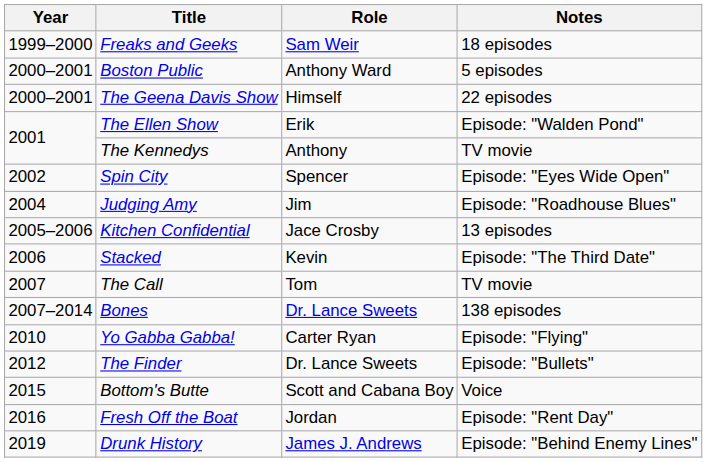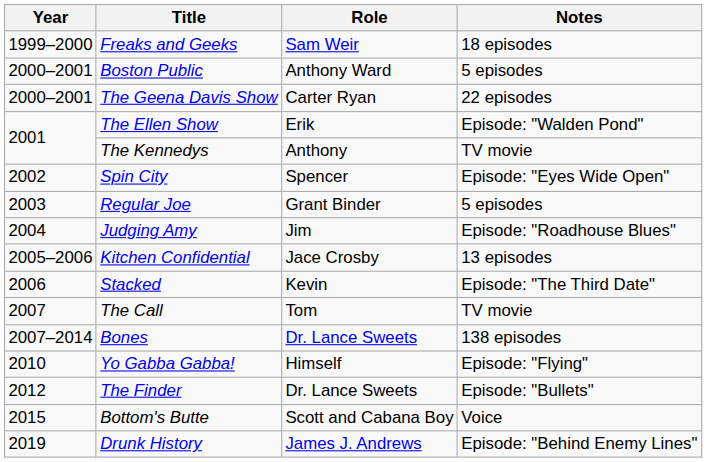(313, 97) Himself -> (331, 97) Carter Ryan
+ row: (146, 204)
(331, 337) Carter Ryan -> (313, 364) Himself
- row: (169, 417)
